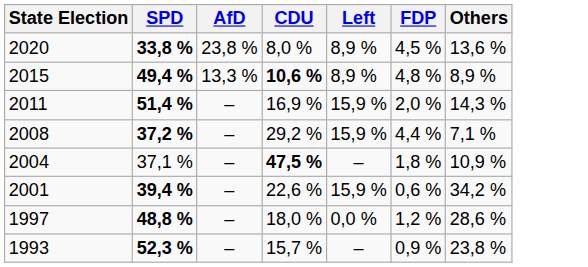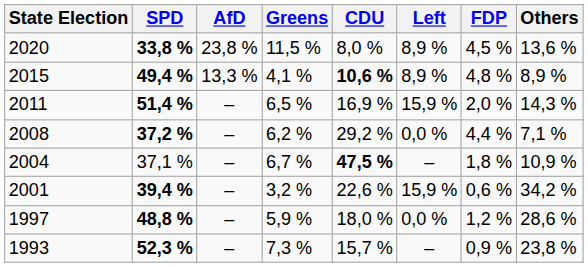+ column: (297, 18)
(359, 133) 15,9 % -> (424, 133) 0,0 %
